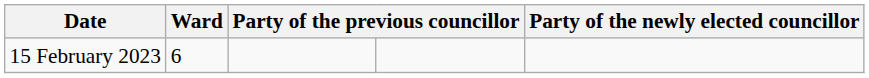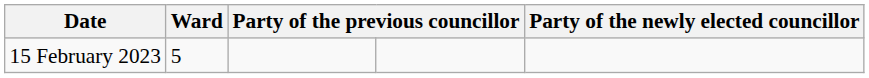(176, 55) 6 -> (176, 55) 5
